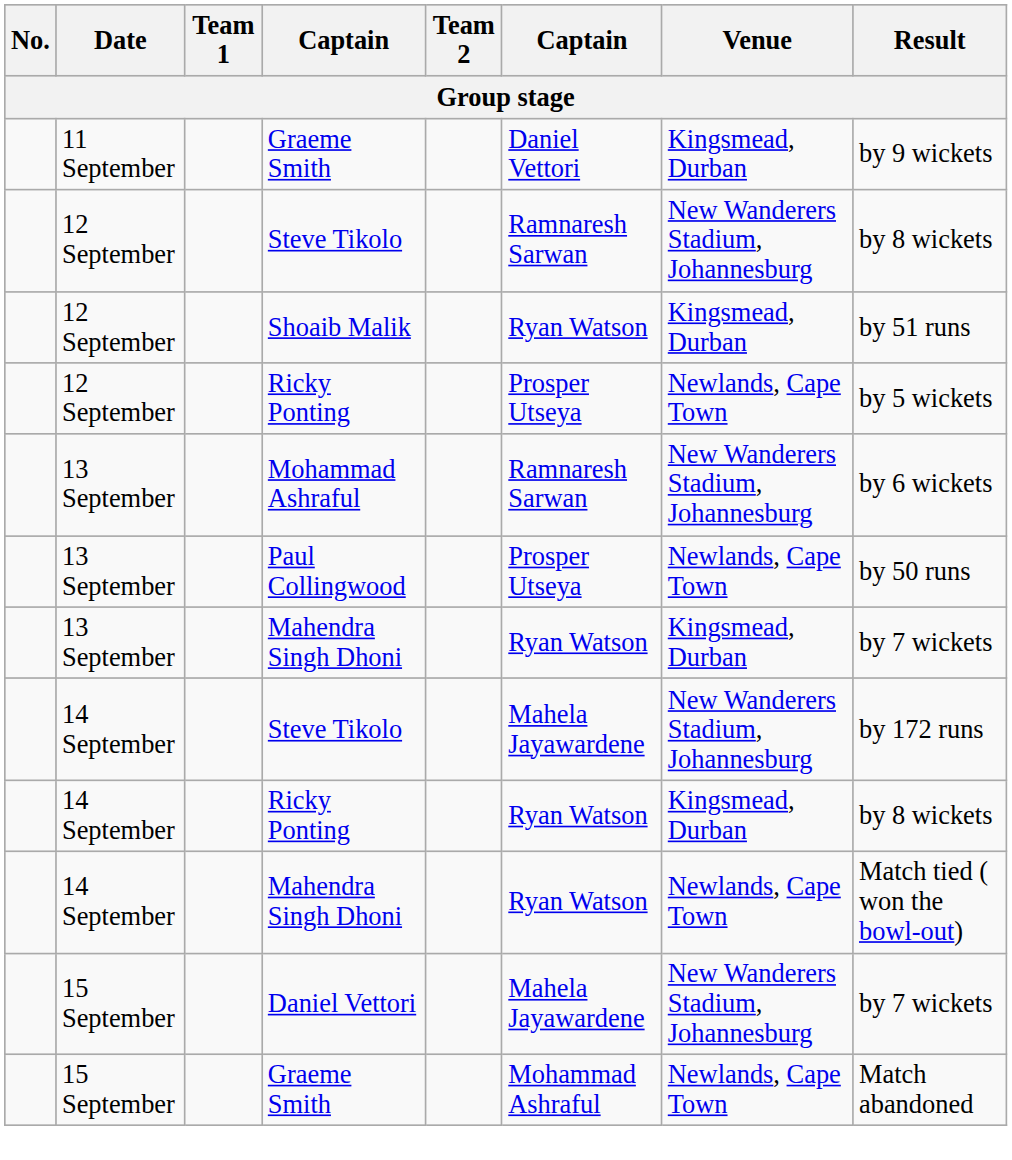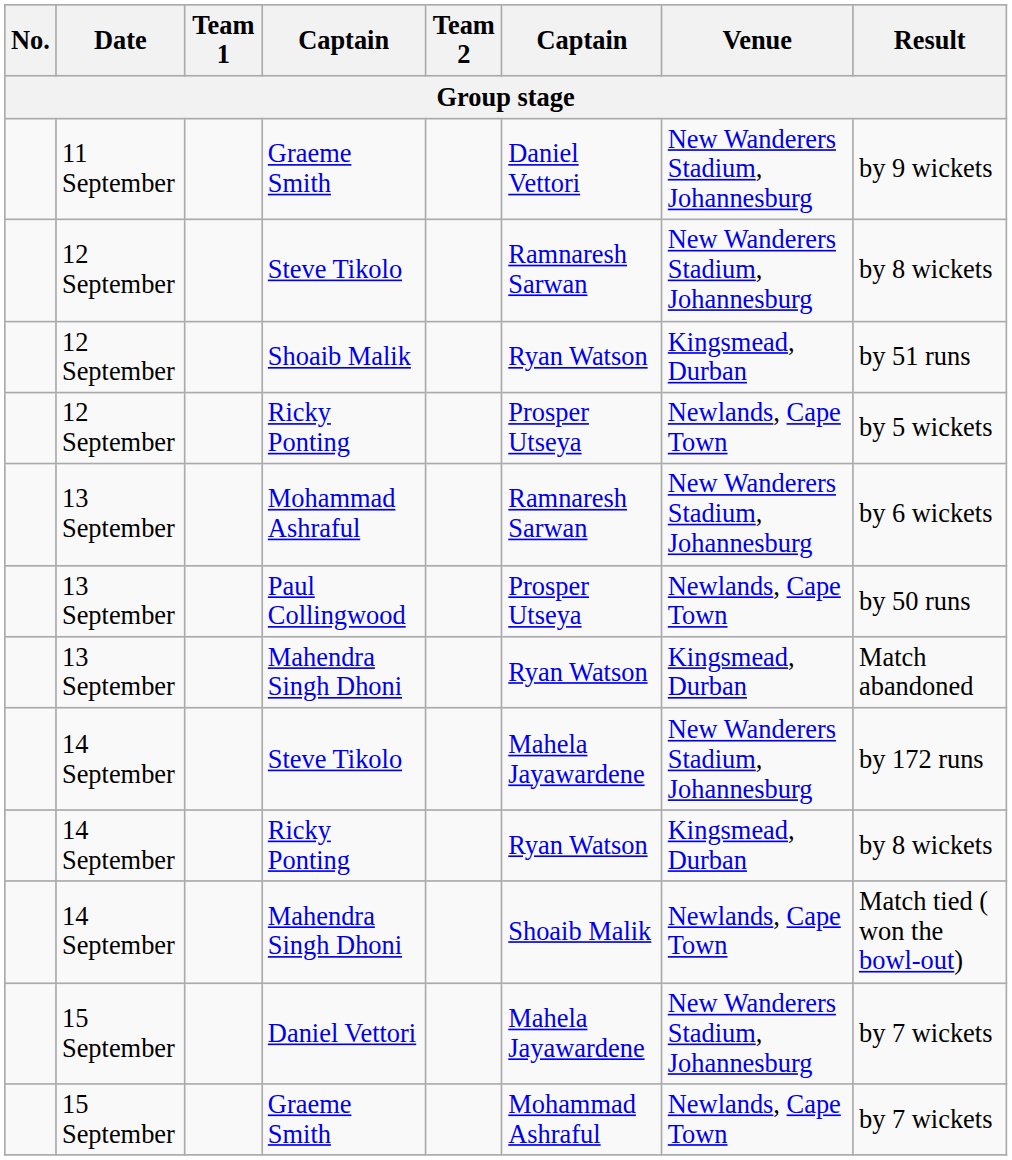(731, 153) Kingsmead, Durban -> (752, 168) New Wanderers Stadium, Johannesburg
(926, 642) by 7 wickets -> (916, 672) Match abandoned
(578, 901) Ryan Watson -> (580, 931) Shoaib Malik
(916, 1089) Match abandoned -> (926, 1119) by 7 wickets
